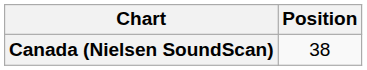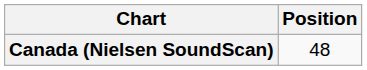(320, 49) 38 -> (320, 49) 48
